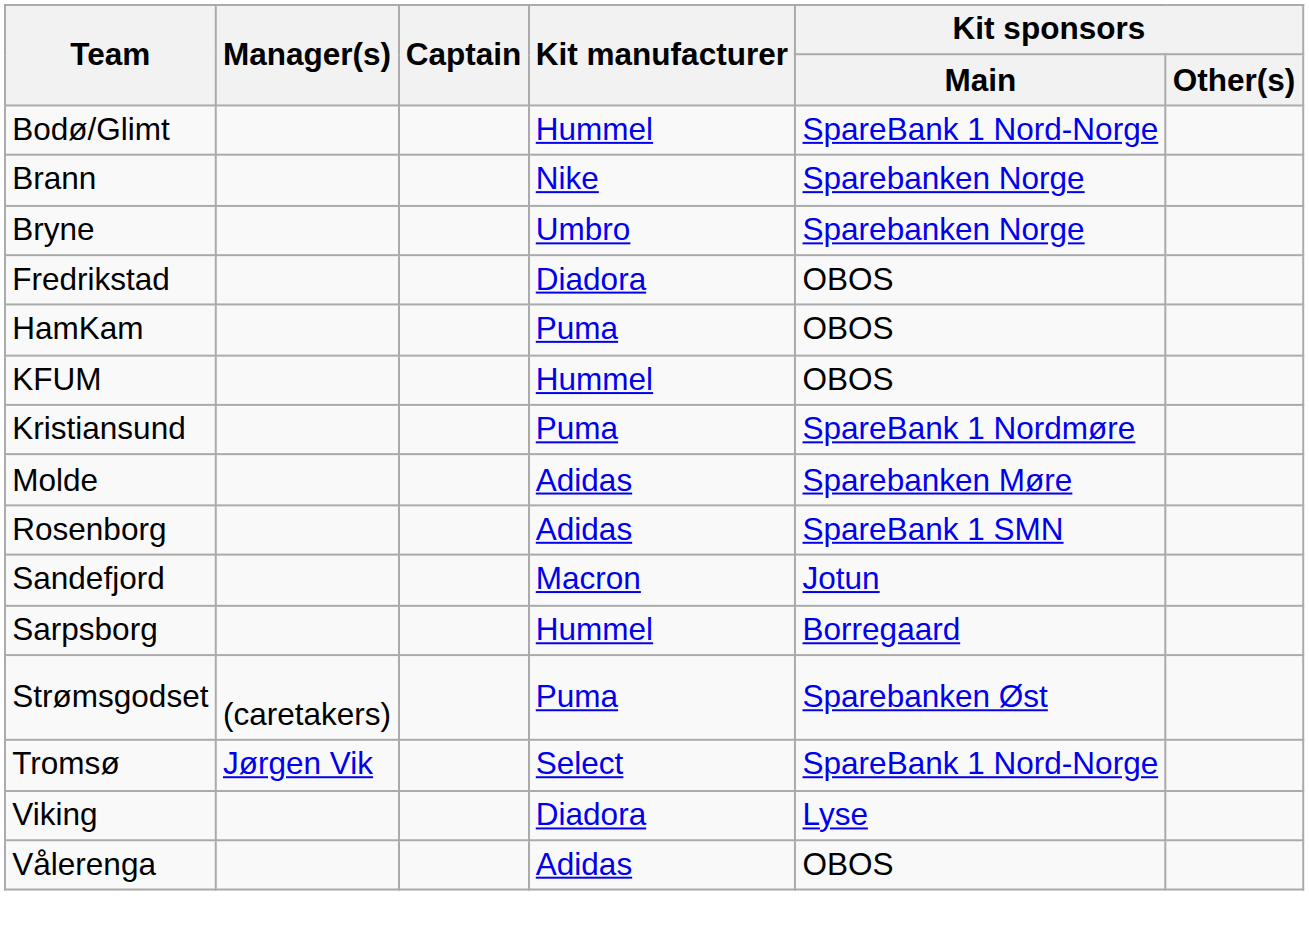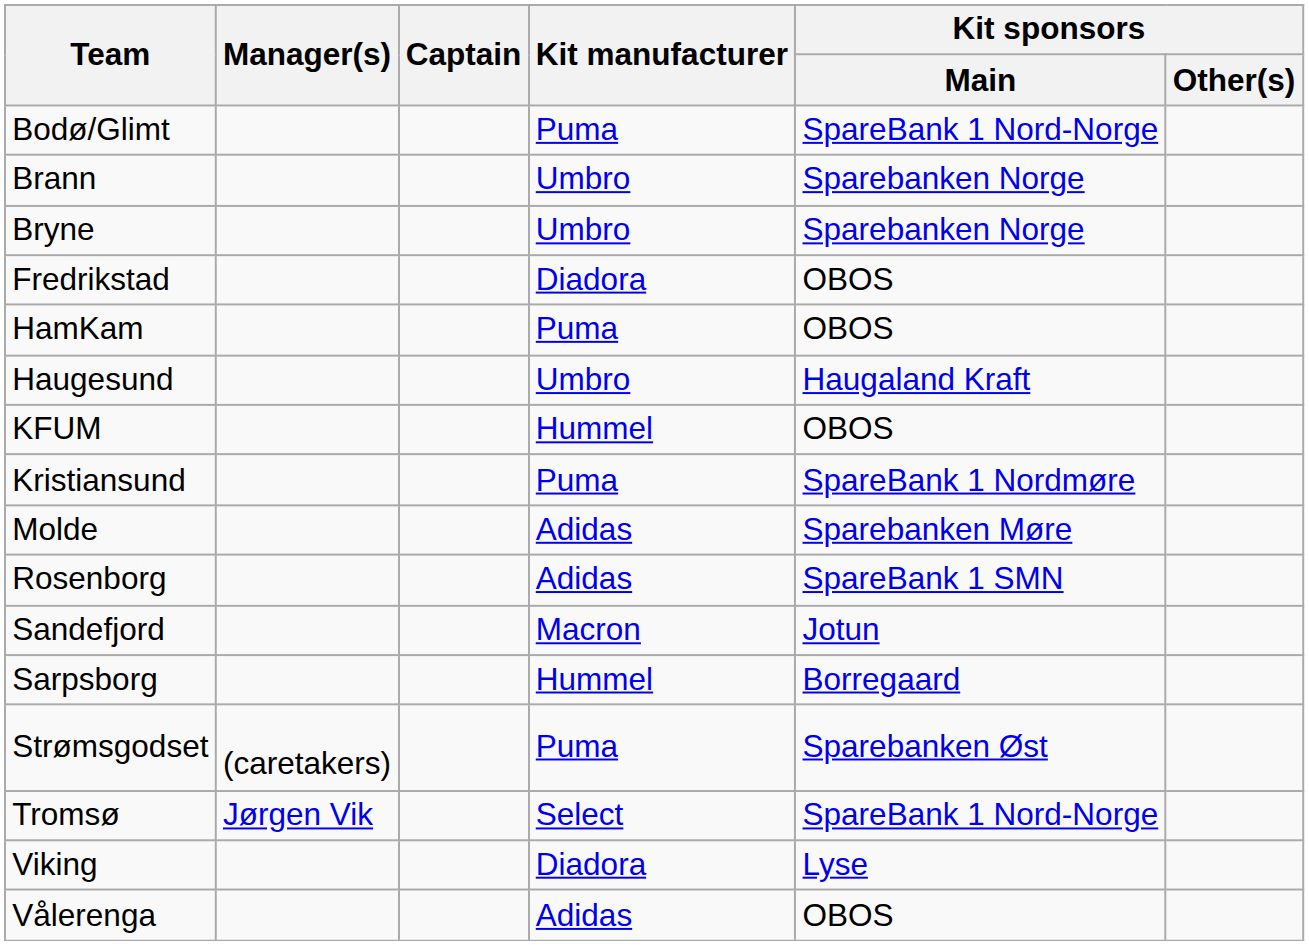(594, 129) Hummel -> (577, 129) Puma
(567, 179) Nike -> (583, 179) Umbro
+ row: (93, 379)
